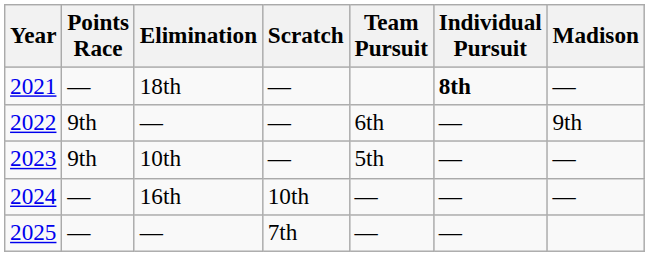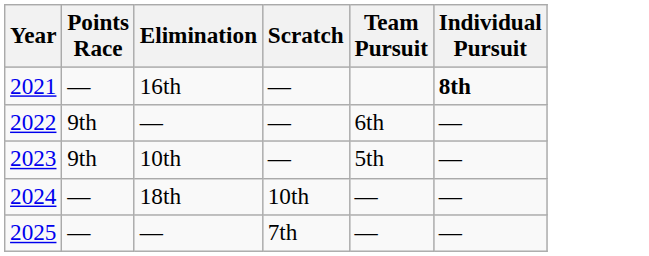- column: (596, 35)
(160, 85) 18th -> (160, 85) 16th
(160, 196) 16th -> (160, 196) 18th
